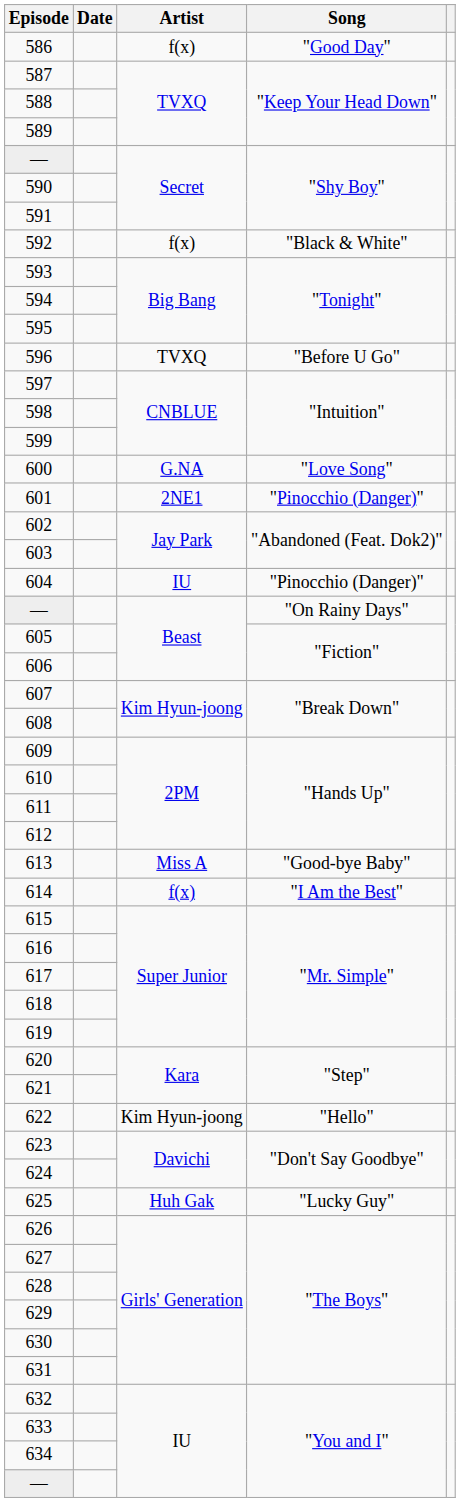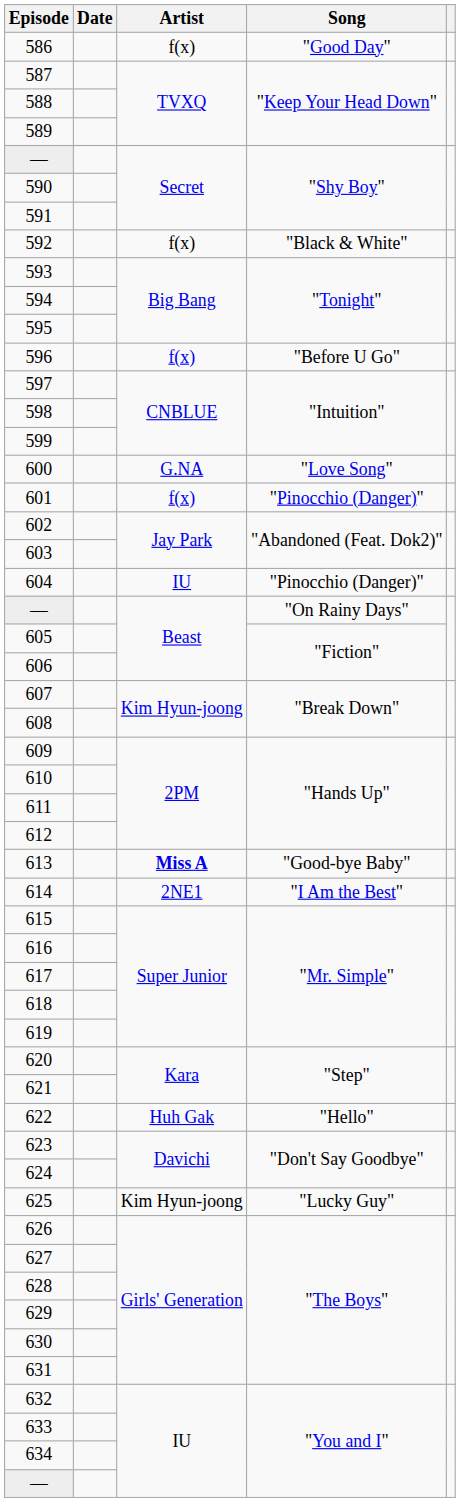(182, 356) TVXQ -> (182, 356) f(x)
(182, 497) 2NE1 -> (182, 497) f(x)
(182, 863) normal -> (182, 863) bold
(182, 891) f(x) -> (182, 891) 2NE1
(182, 1117) Kim Hyun-joong -> (182, 1117) Huh Gak
(182, 1201) Huh Gak -> (182, 1201) Kim Hyun-joong
